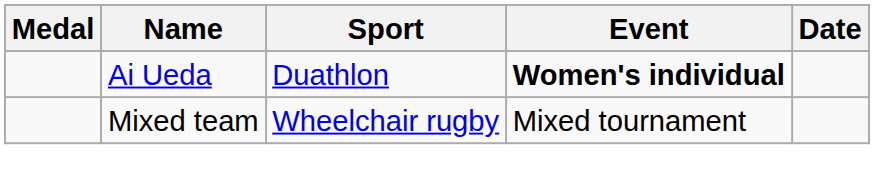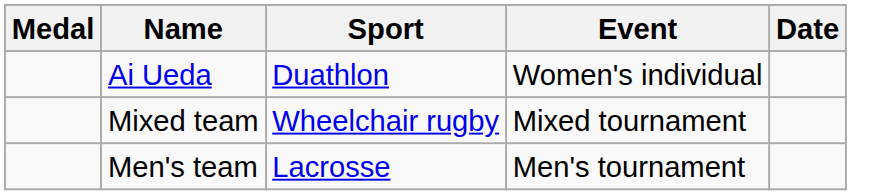(649, 74) bold -> (638, 74) normal
+ row: (183, 167)
